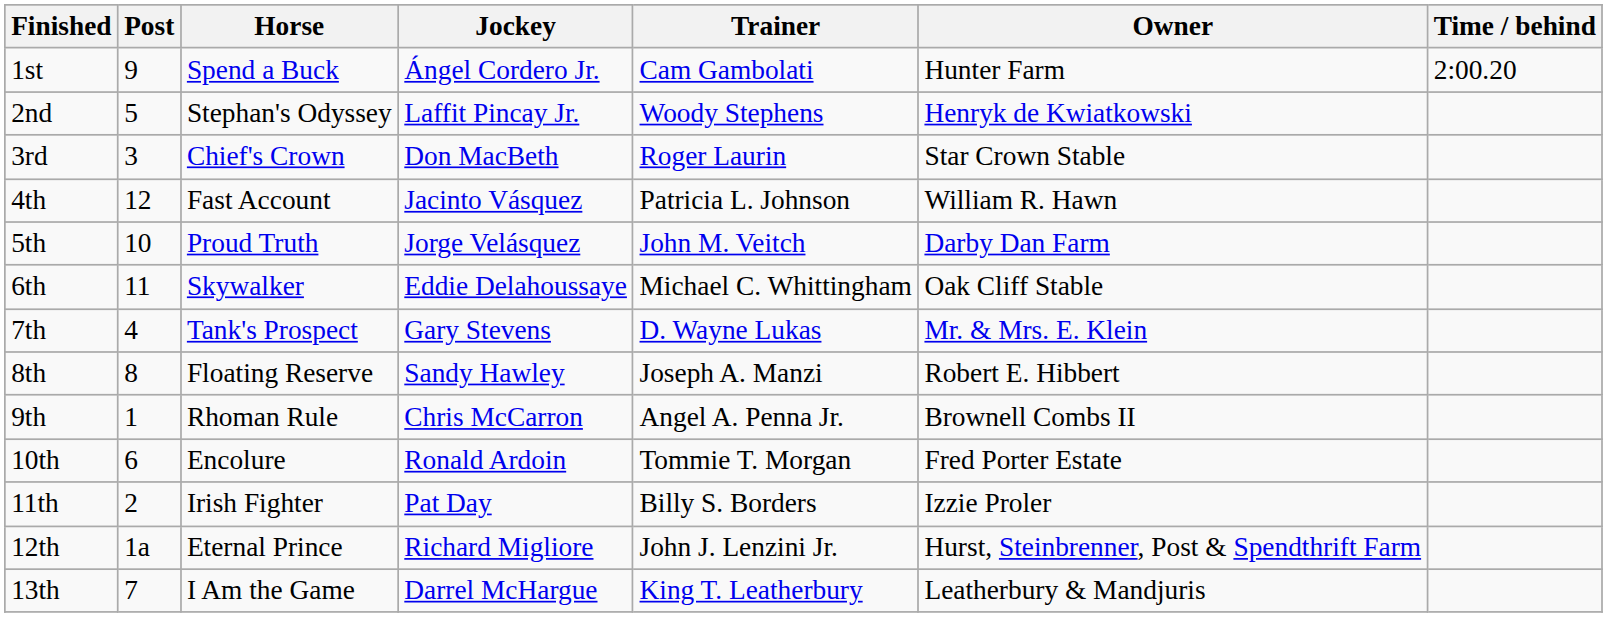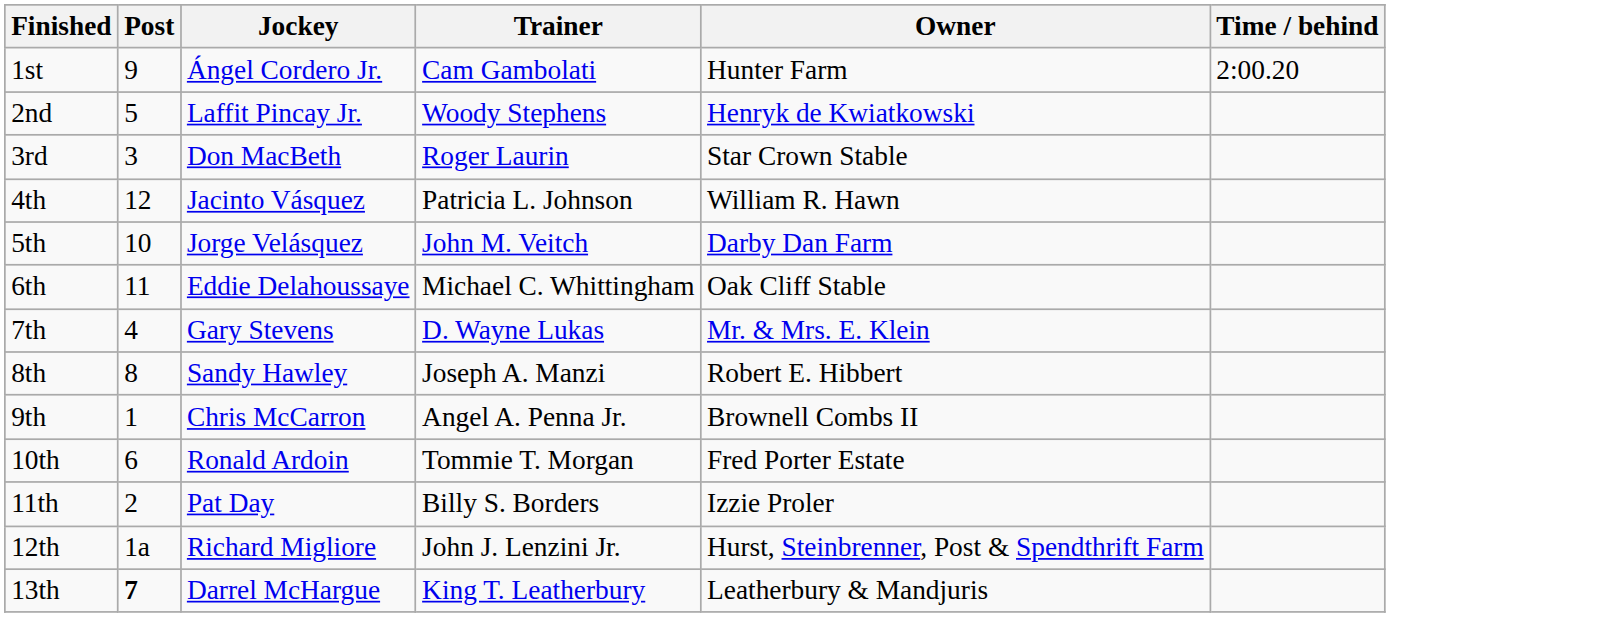- column: (289, 26)
(131, 590) normal -> (131, 590) bold
